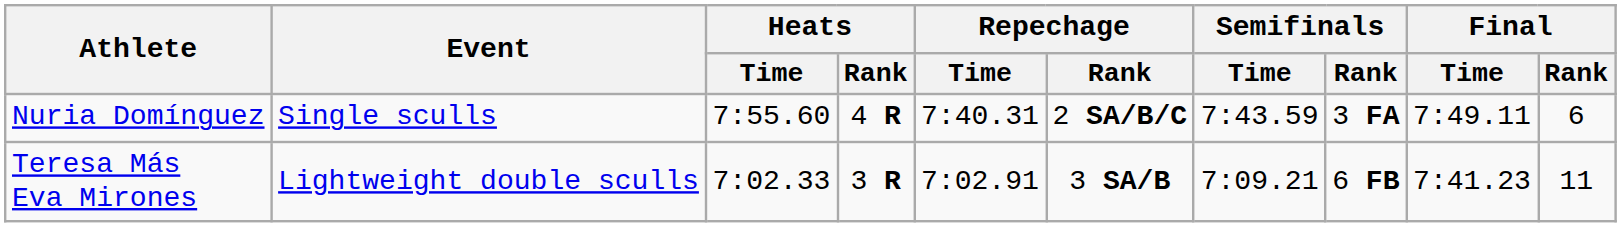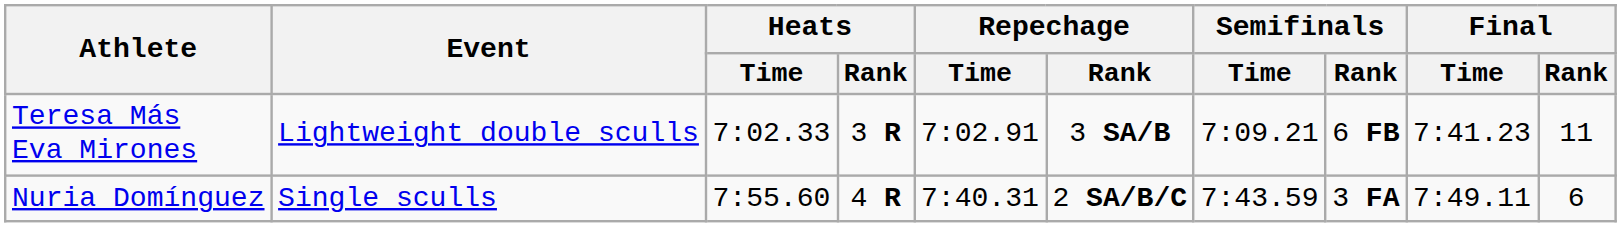rows swapped: (138, 118) <-> (105, 181)
